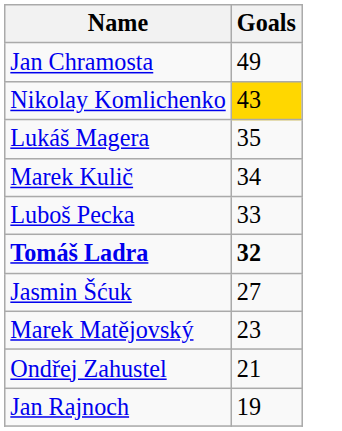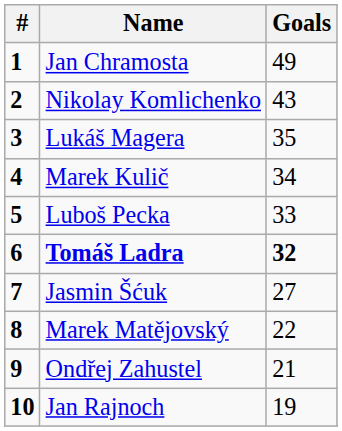+ column: (22, 23)
(249, 100) gold background -> (284, 100) no background
(249, 330) 23 -> (284, 330) 22
